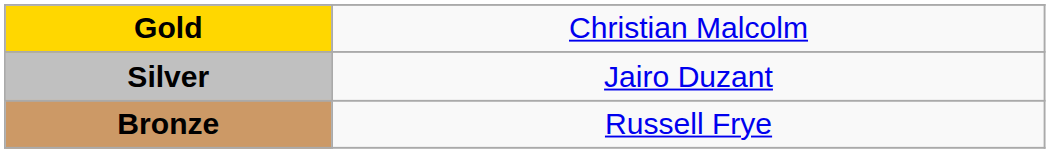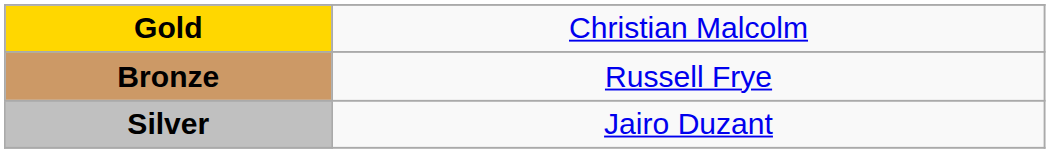rows swapped: (168, 76) <-> (168, 123)
